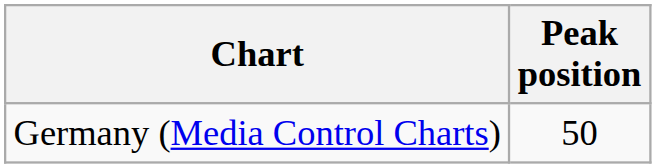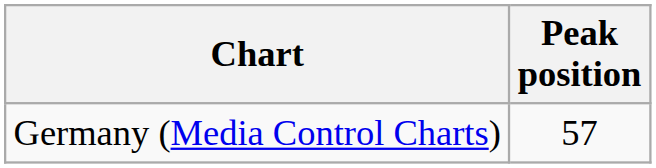(580, 132) 50 -> (580, 132) 57
